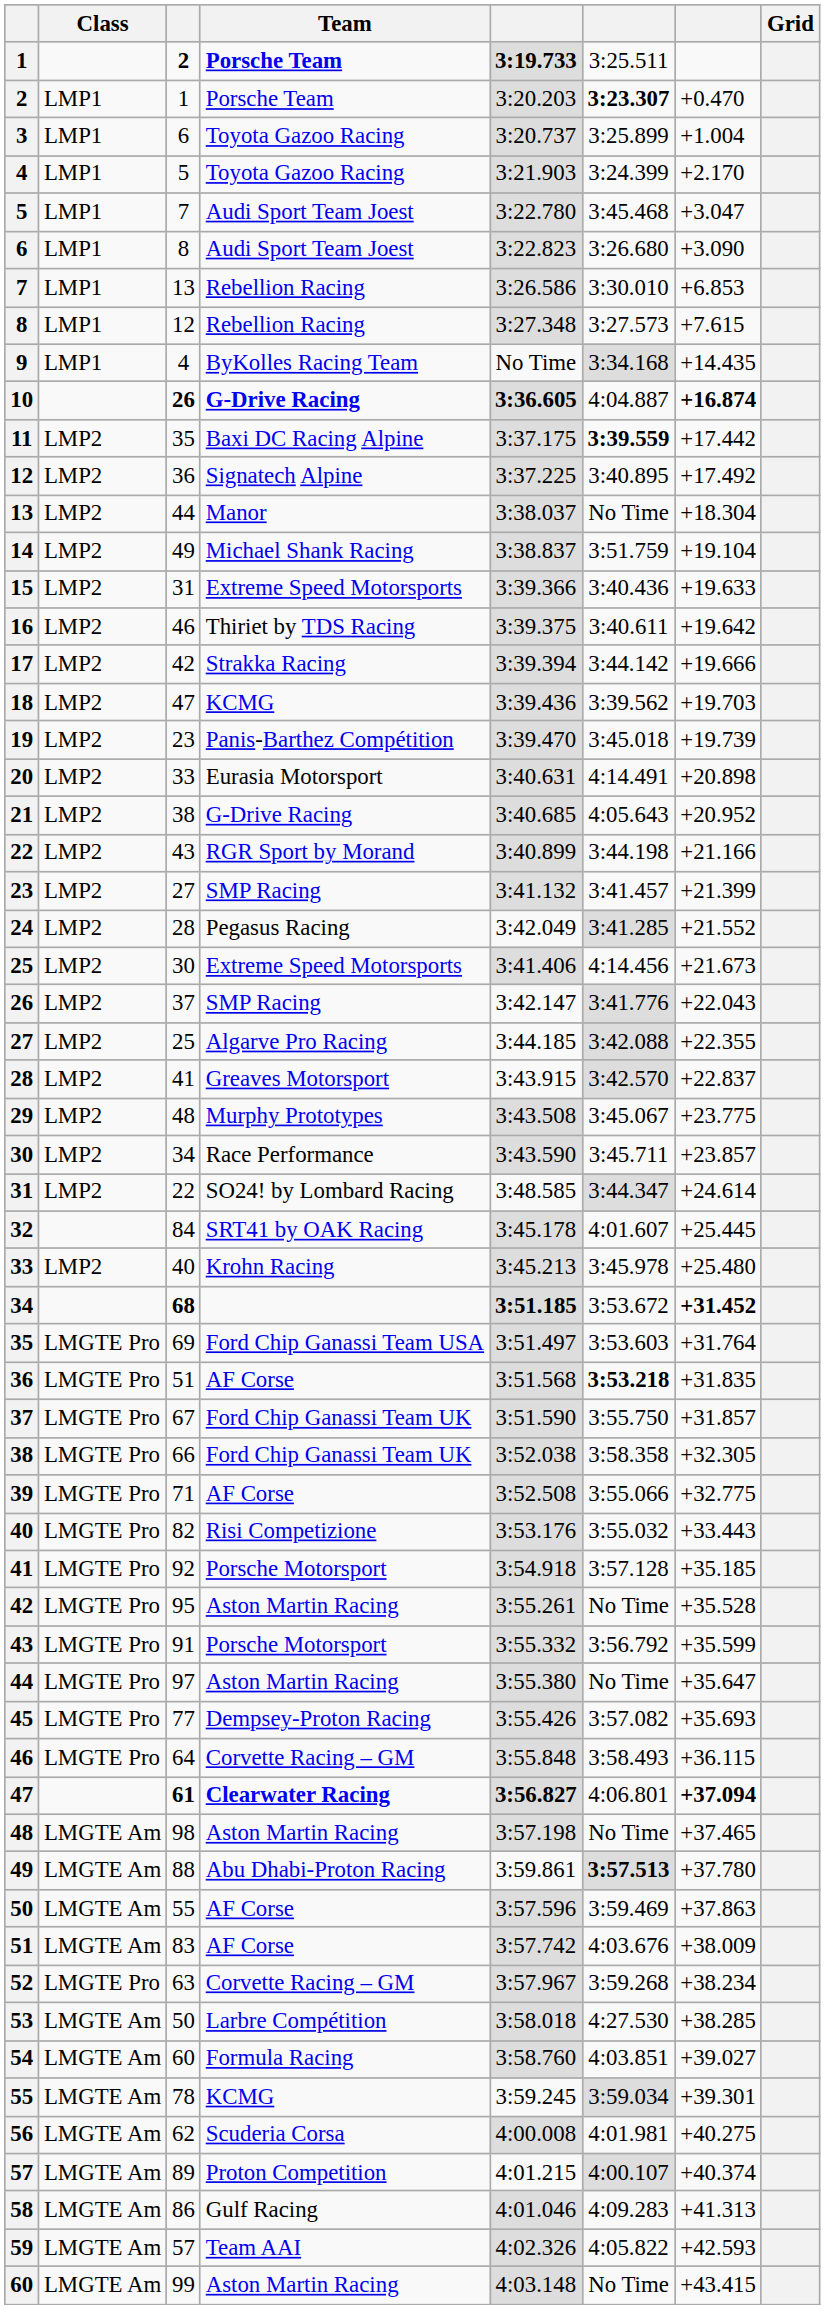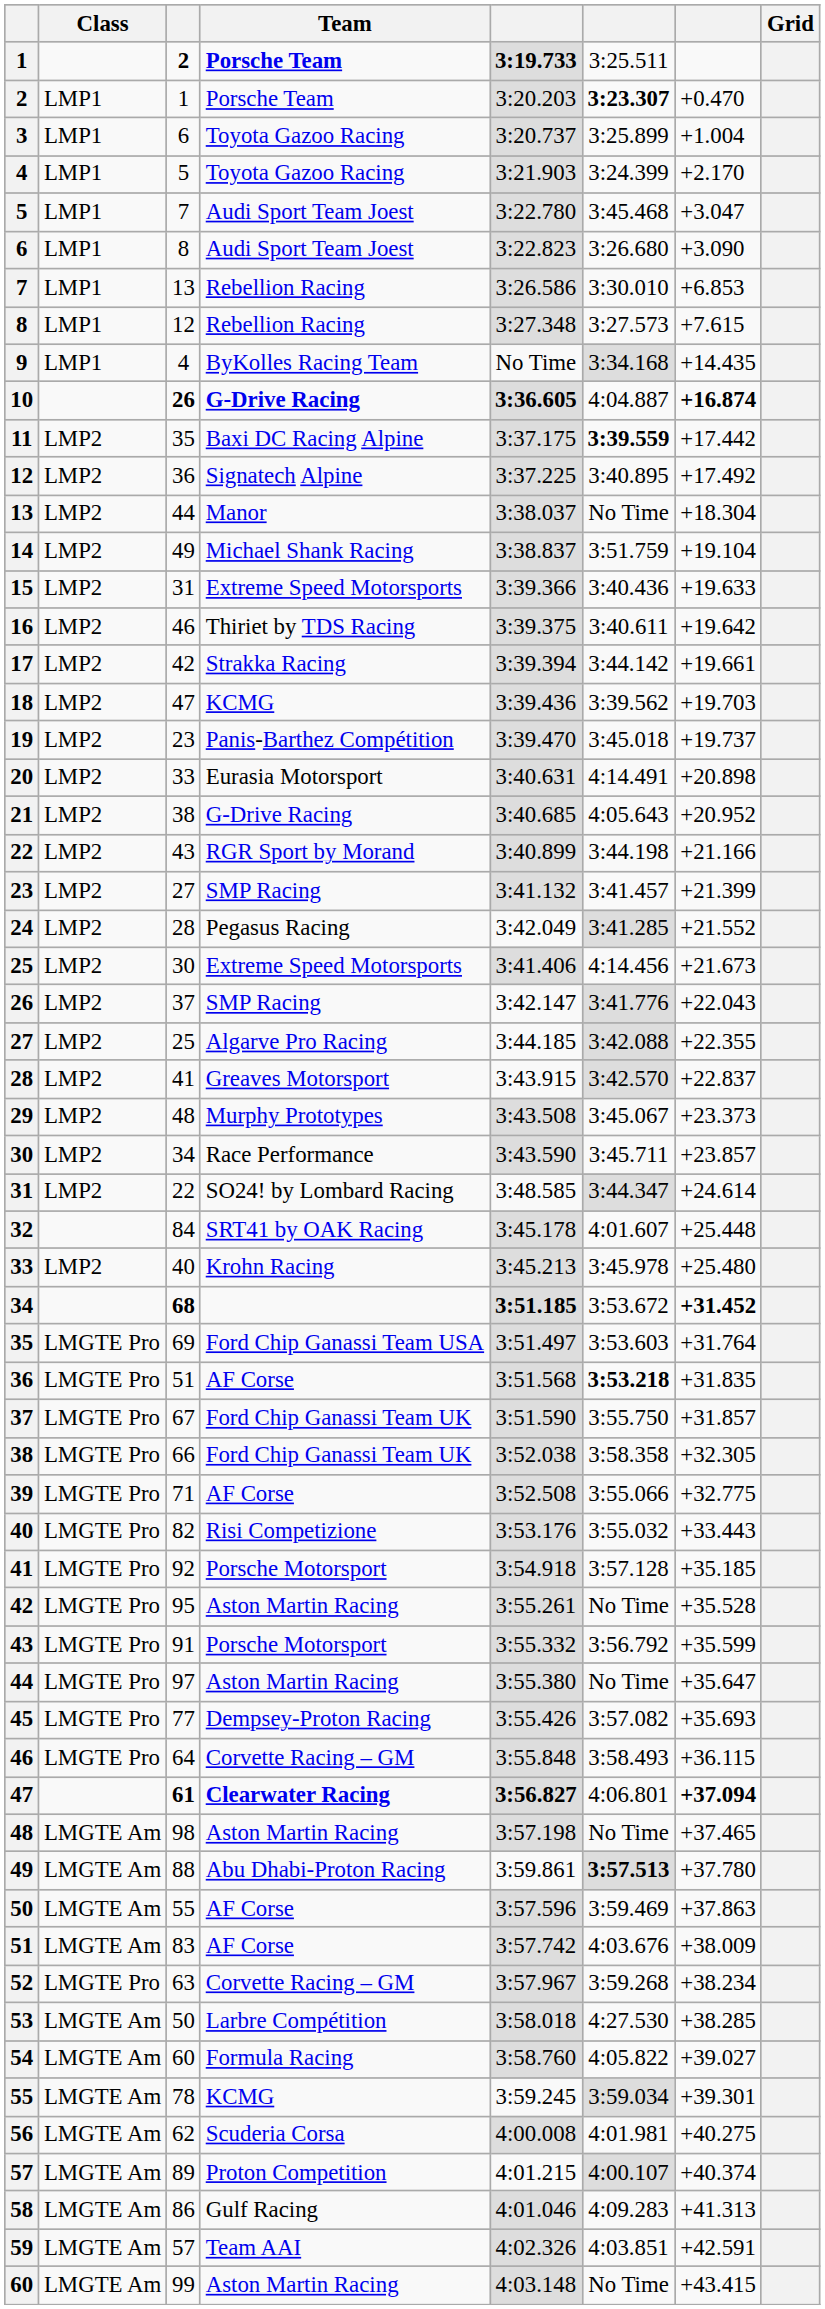(718, 663) +19.666 -> (718, 663) +19.661
(718, 739) +19.739 -> (718, 739) +19.737
(718, 1116) +23.775 -> (718, 1116) +23.373
(718, 1229) +25.445 -> (718, 1229) +25.448
(629, 2058) 4:03.851 -> (629, 2058) 4:05.822
(629, 2246) 4:05.822 -> (629, 2246) 4:03.851
(718, 2246) +42.593 -> (718, 2246) +42.591
